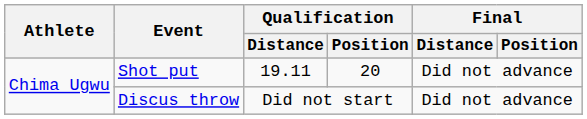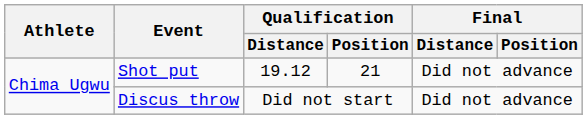(286, 72) 19.11 -> (286, 72) 19.12
(370, 72) 20 -> (370, 72) 21
